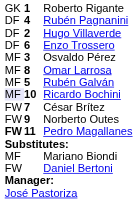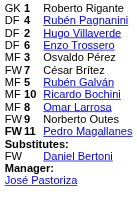rows swapped: (77, 70) <-> (74, 107)
(13, 94) lavender background -> (13, 94) no background
- row: (80, 156)
